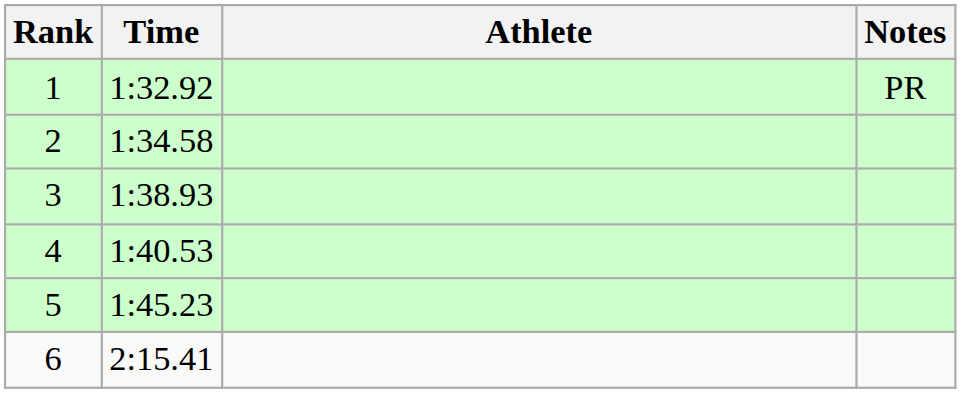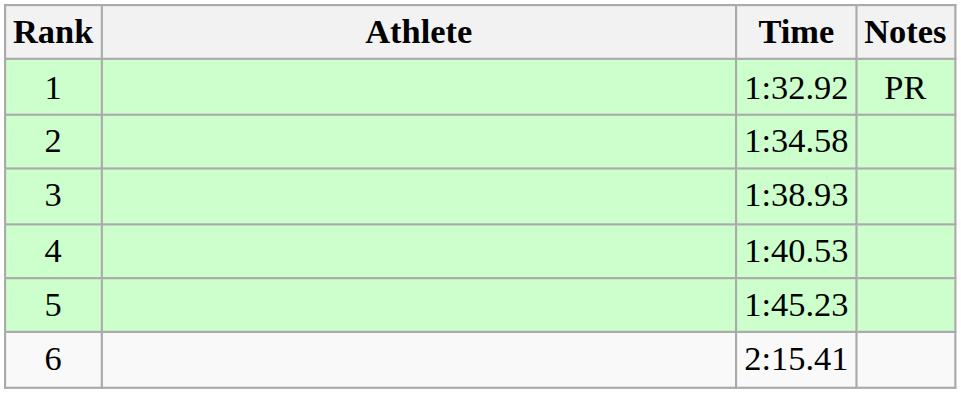columns swapped: (539, 31) <-> (161, 31)
